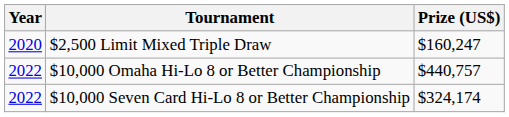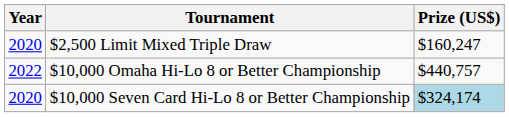(25, 97) 2022 -> (25, 97) 2020
(449, 97) no background -> (449, 97) lightblue background
